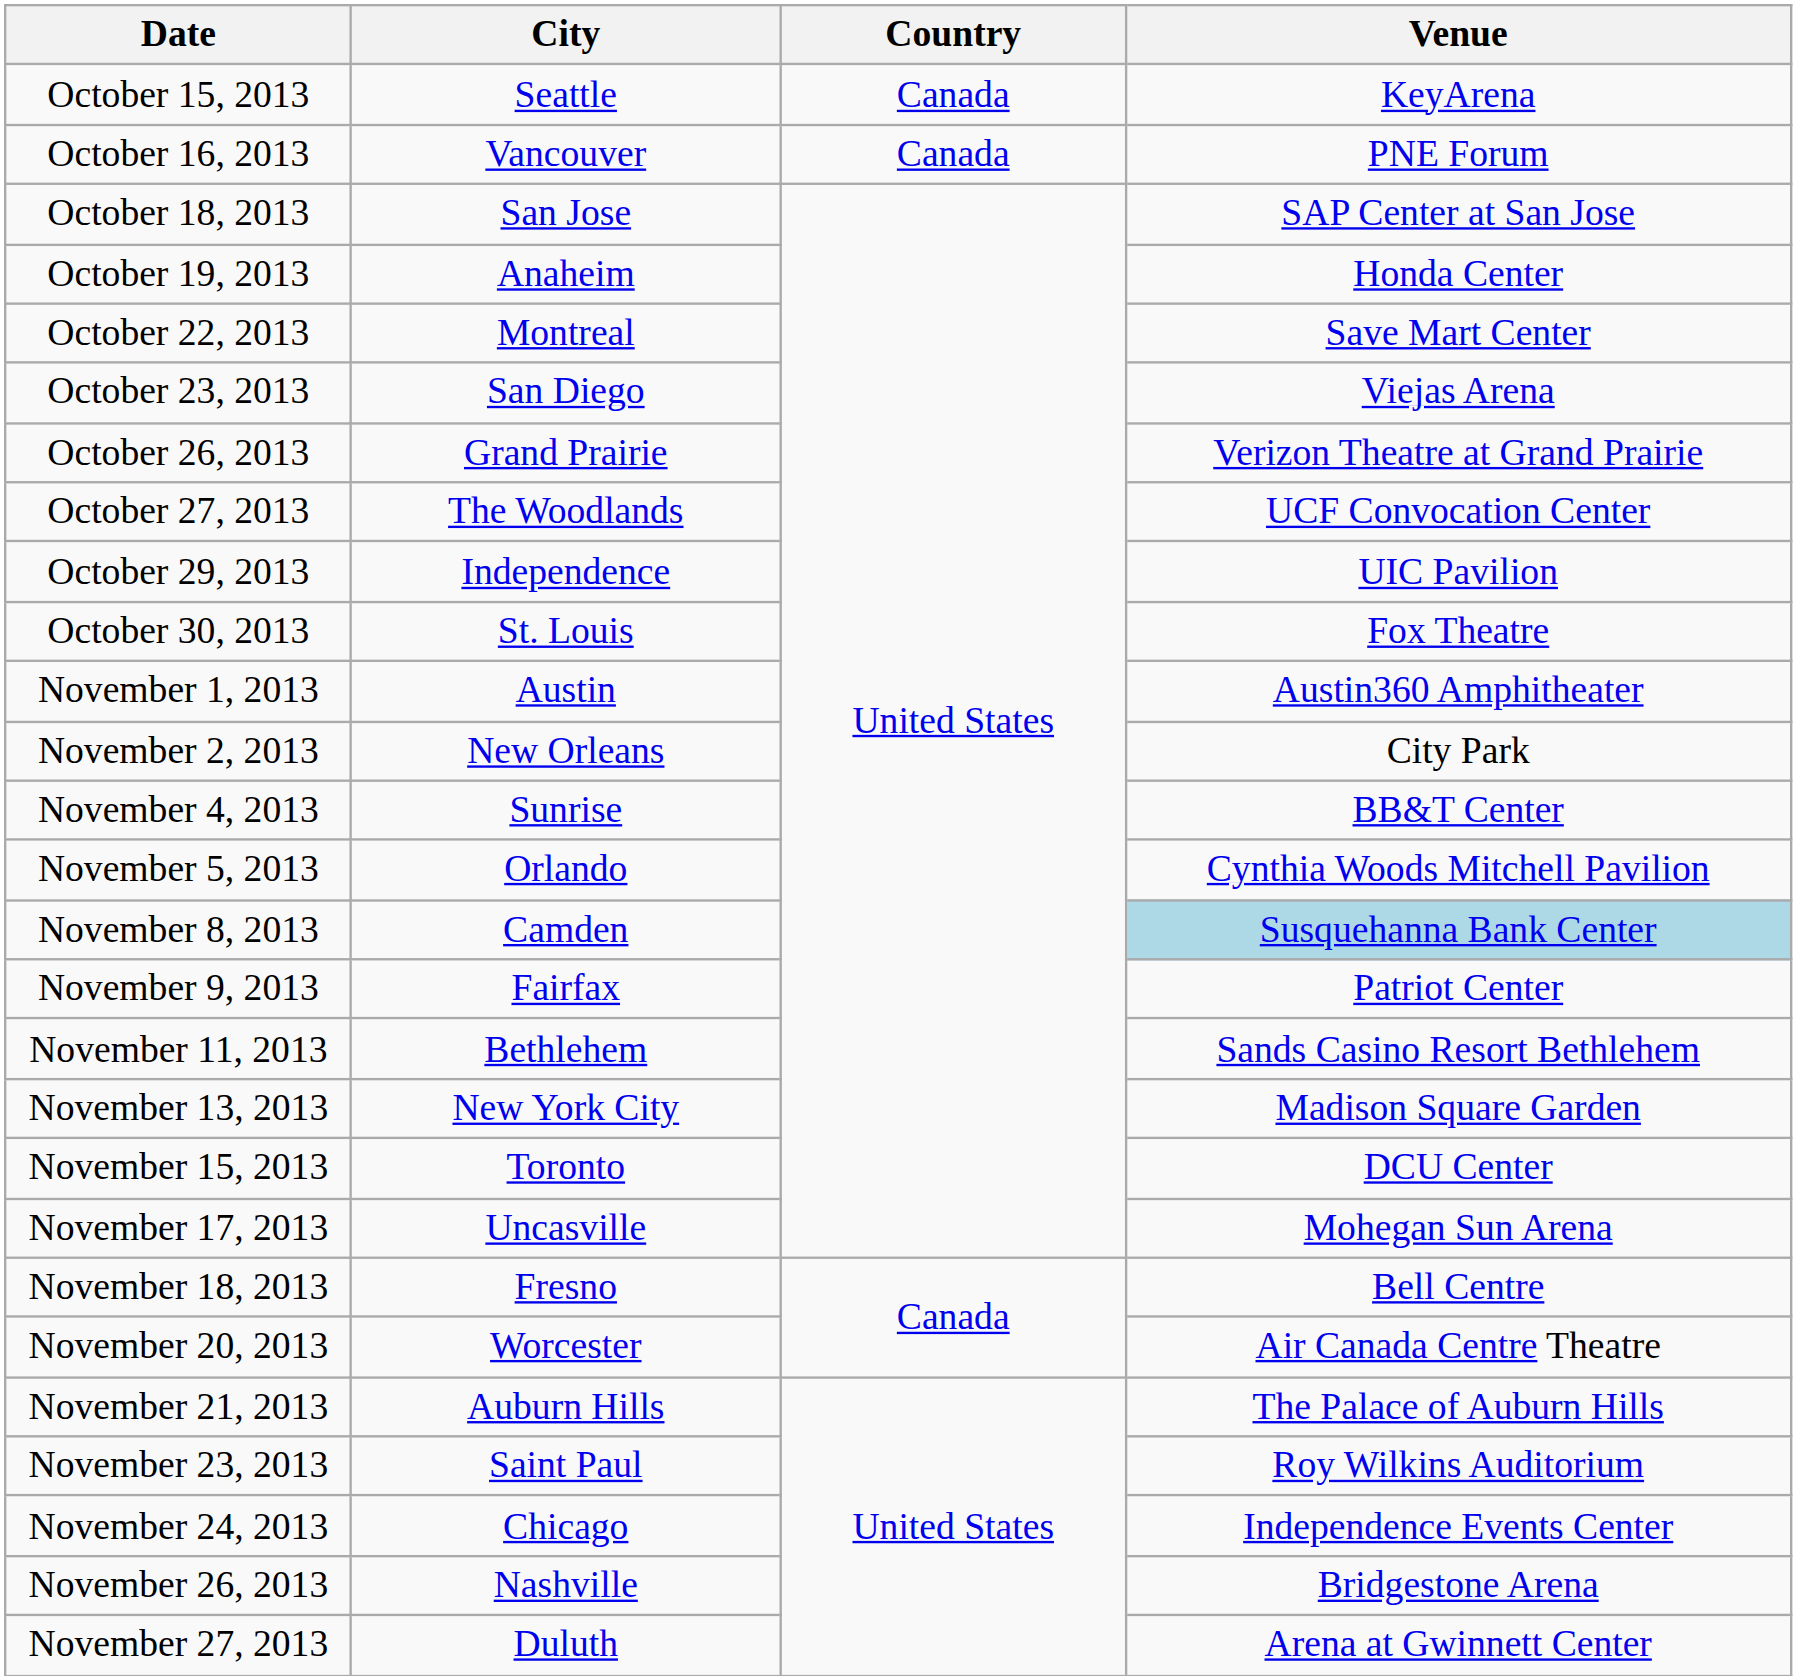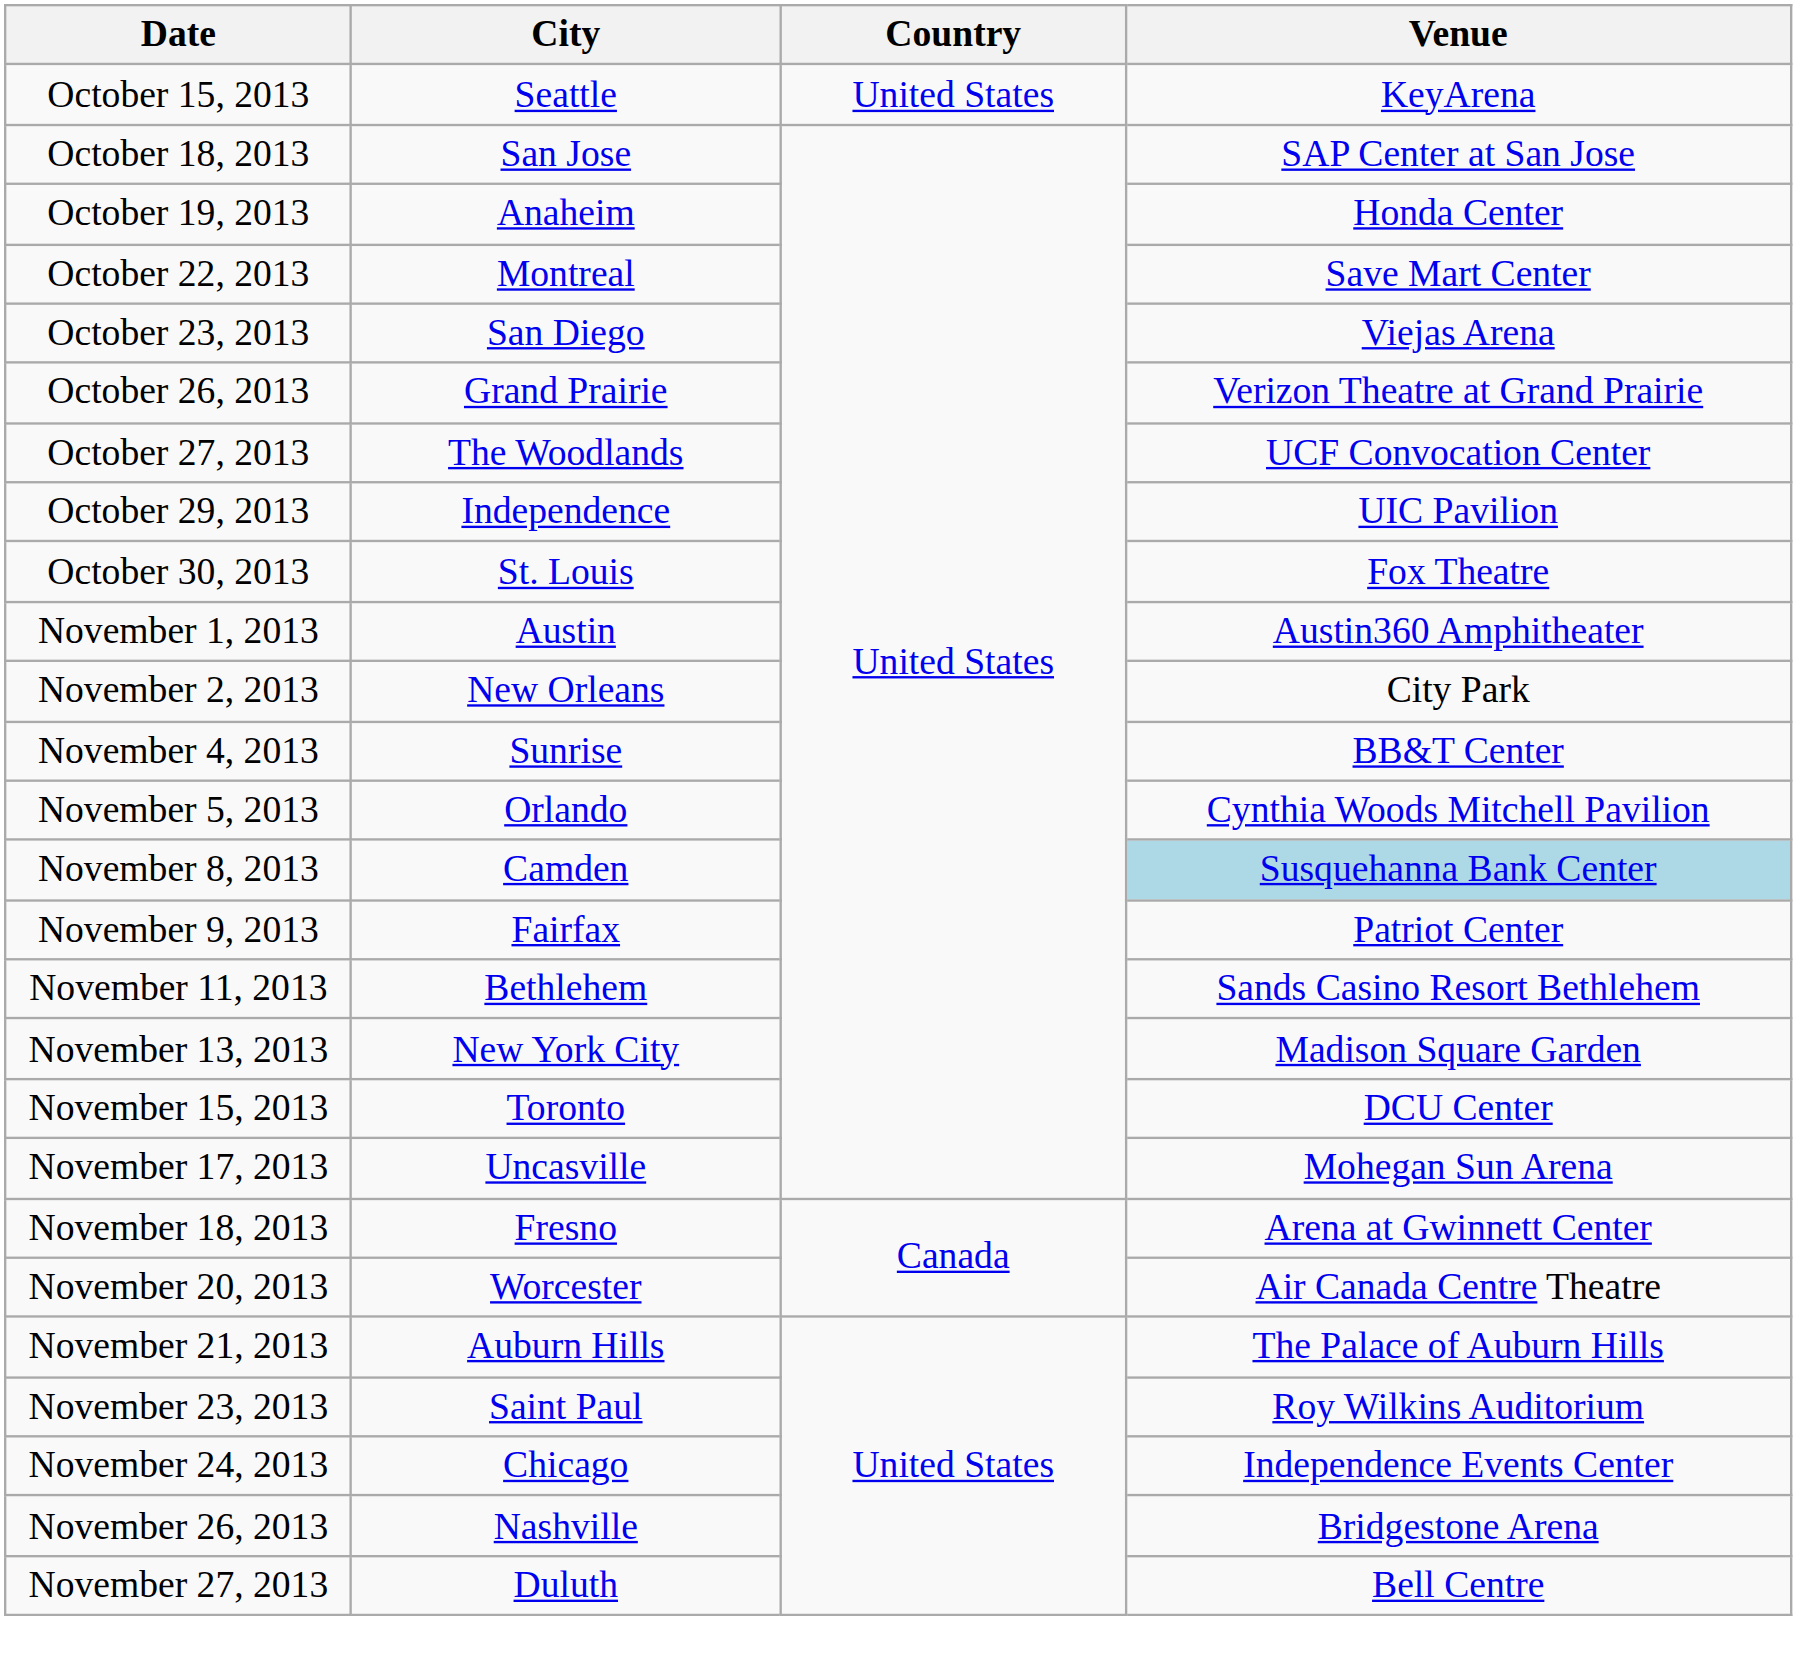(953, 93) Canada -> (953, 93) United States
- row: (178, 153)
(1458, 1286) Bell Centre -> (1458, 1226) Arena at Gwinnett Center
(1458, 1644) Arena at Gwinnett Center -> (1458, 1584) Bell Centre
